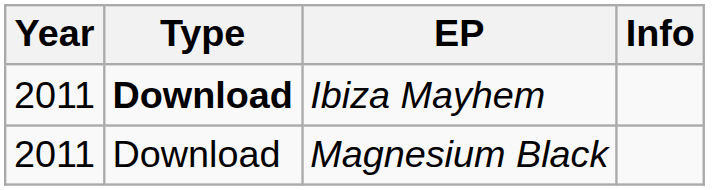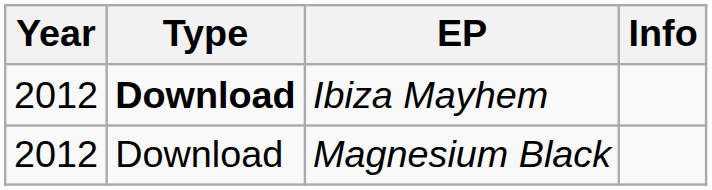(54, 94) 2011 -> (56, 94) 2012
(54, 154) 2011 -> (56, 154) 2012
